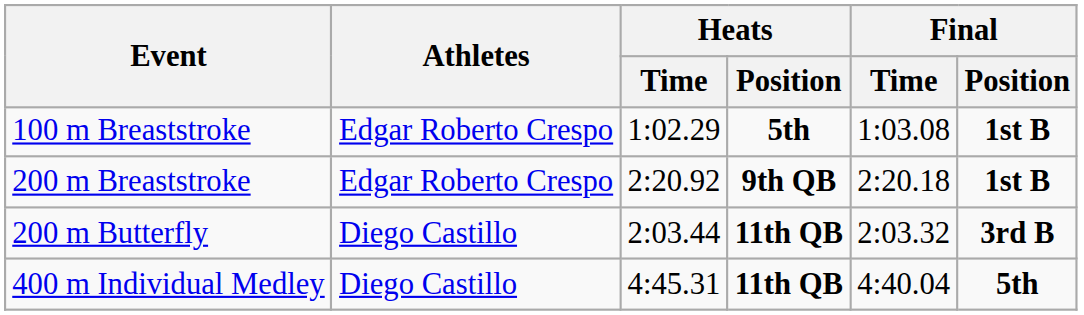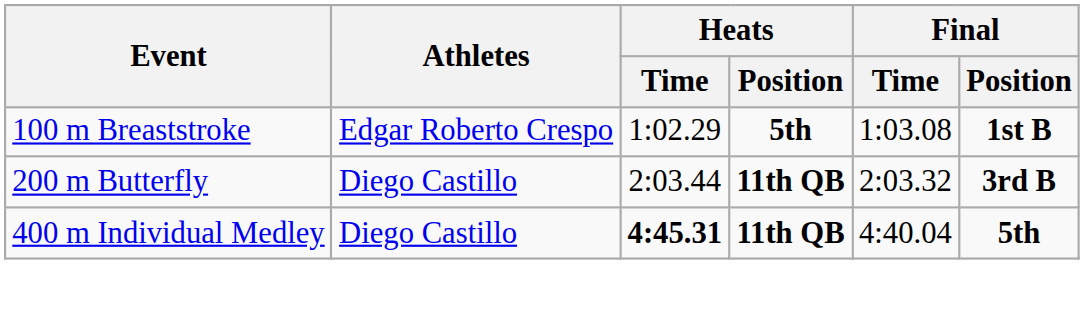- row: (131, 181)
(674, 283) normal -> (675, 232) bold
